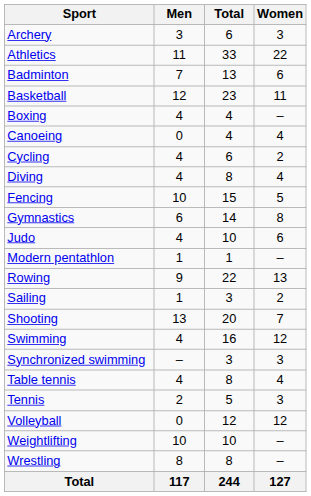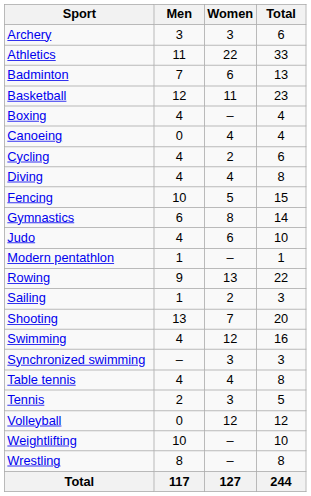columns swapped: (280, 14) <-> (229, 14)
